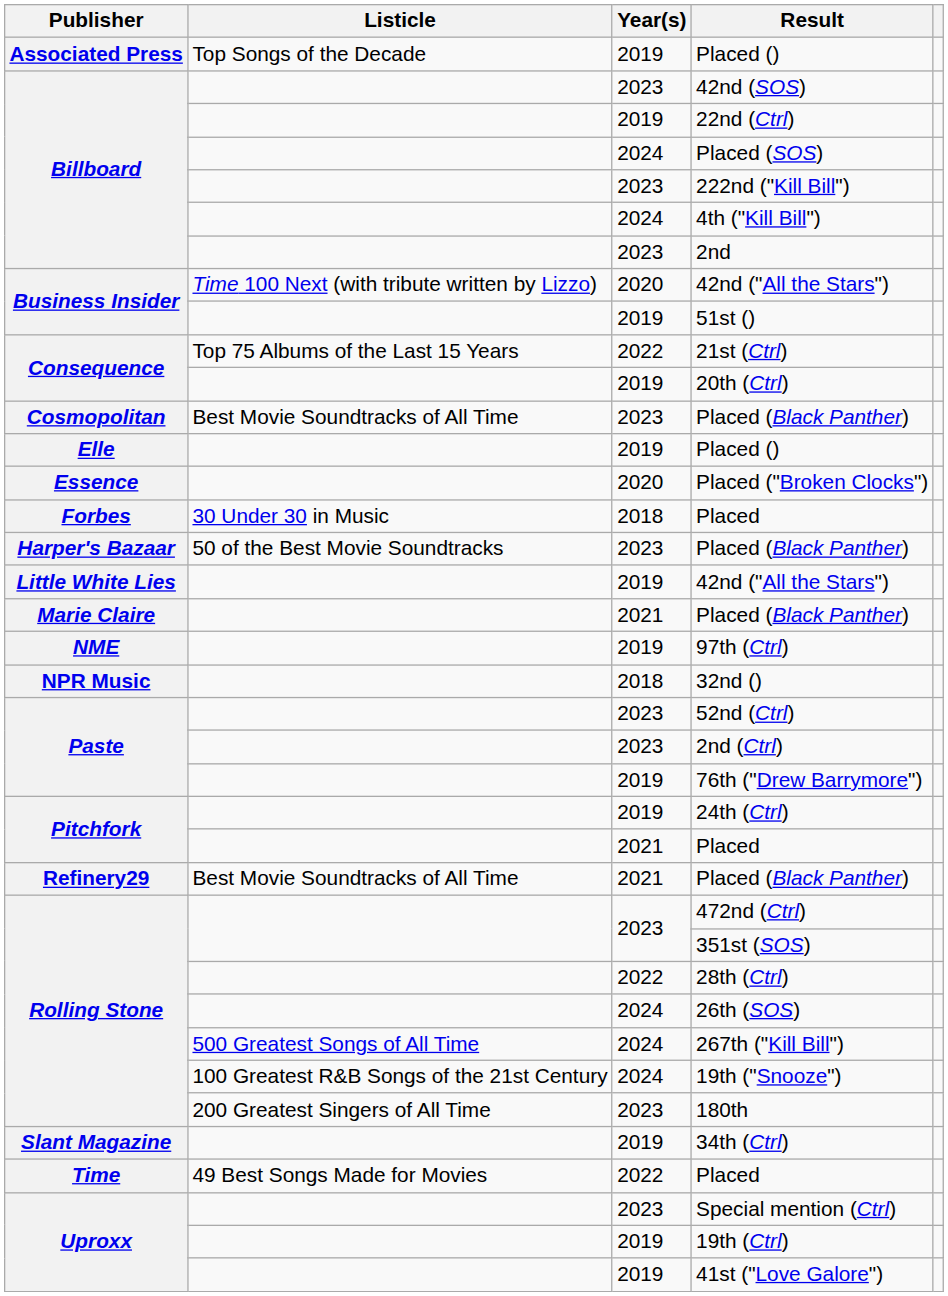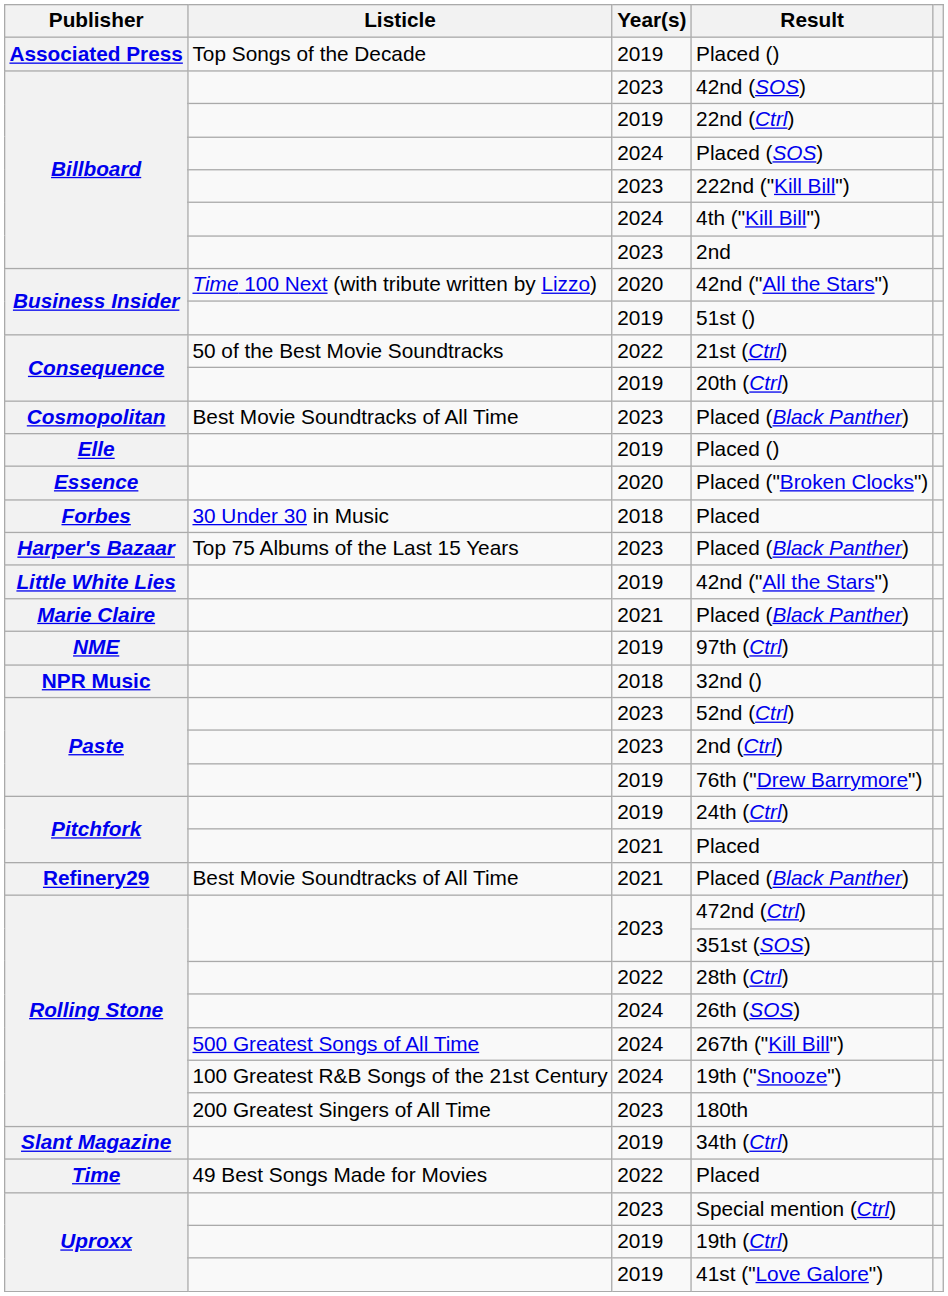(356, 350) Top 75 Albums of the Last 15 Years -> (348, 350) 50 of the Best Movie Soundtracks
(348, 548) 50 of the Best Movie Soundtracks -> (356, 548) Top 75 Albums of the Last 15 Years
